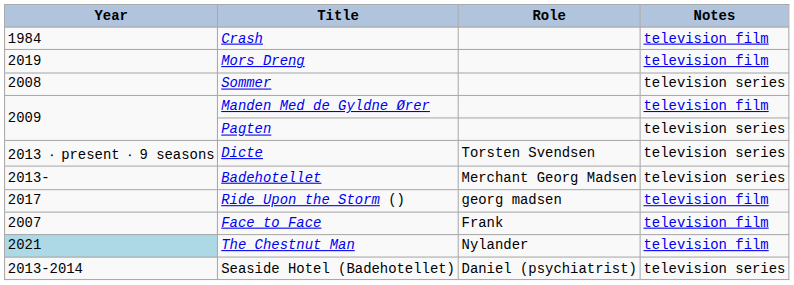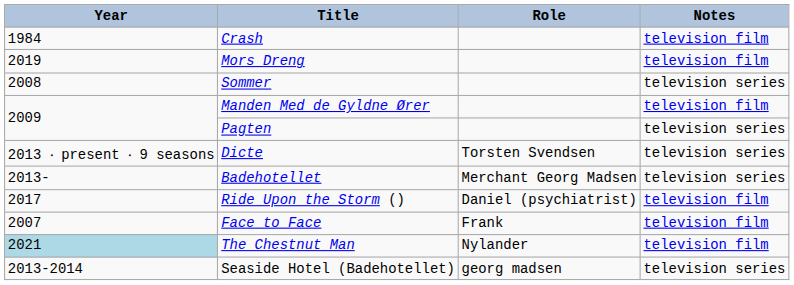(512, 200) georg madsen -> (549, 200) Daniel (psychiatrist)
(549, 268) Daniel (psychiatrist) -> (512, 268) georg madsen
